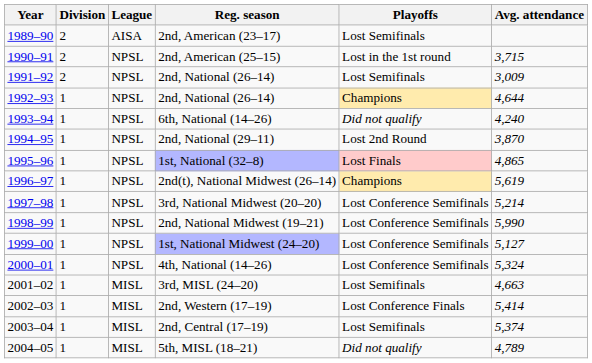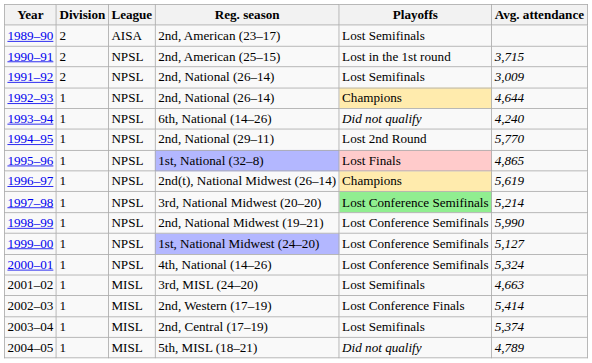(509, 139) 3,870 -> (509, 139) 5,770
(415, 202) no background -> (415, 202) lightgreen background
